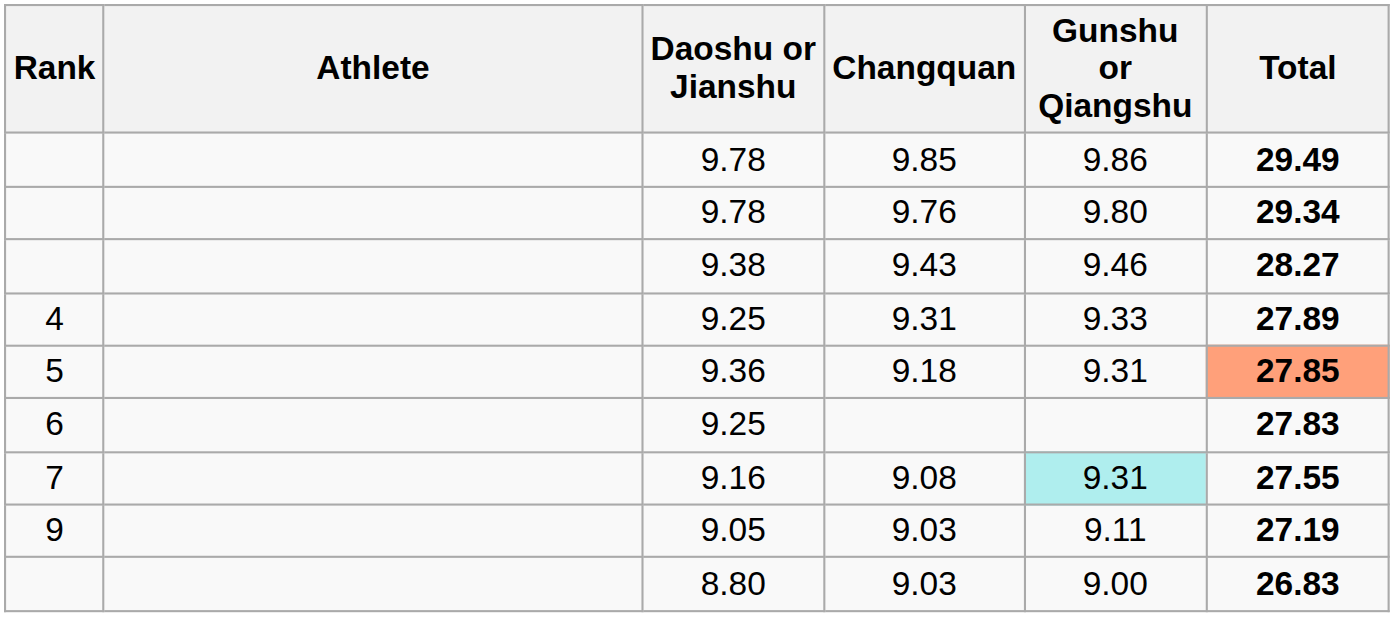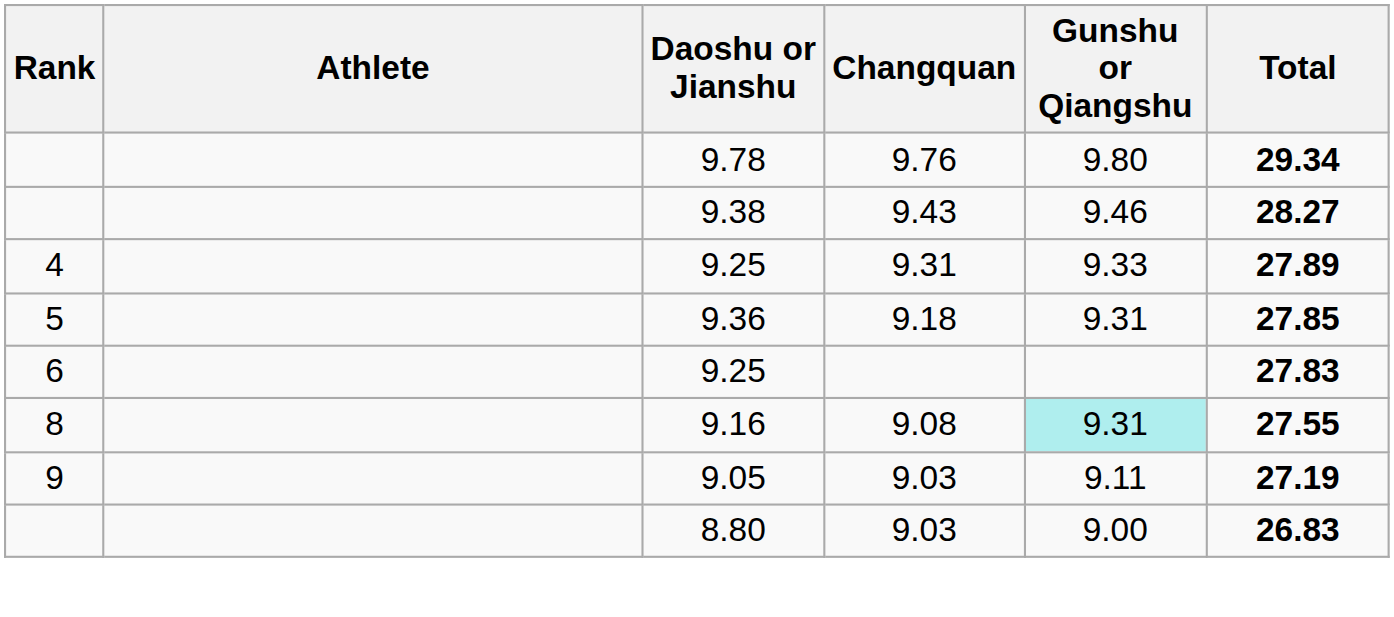- row: (733, 159)
(1298, 371) lightsalmon background -> (1298, 318) no background
(55, 477) 7 -> (55, 424) 8
